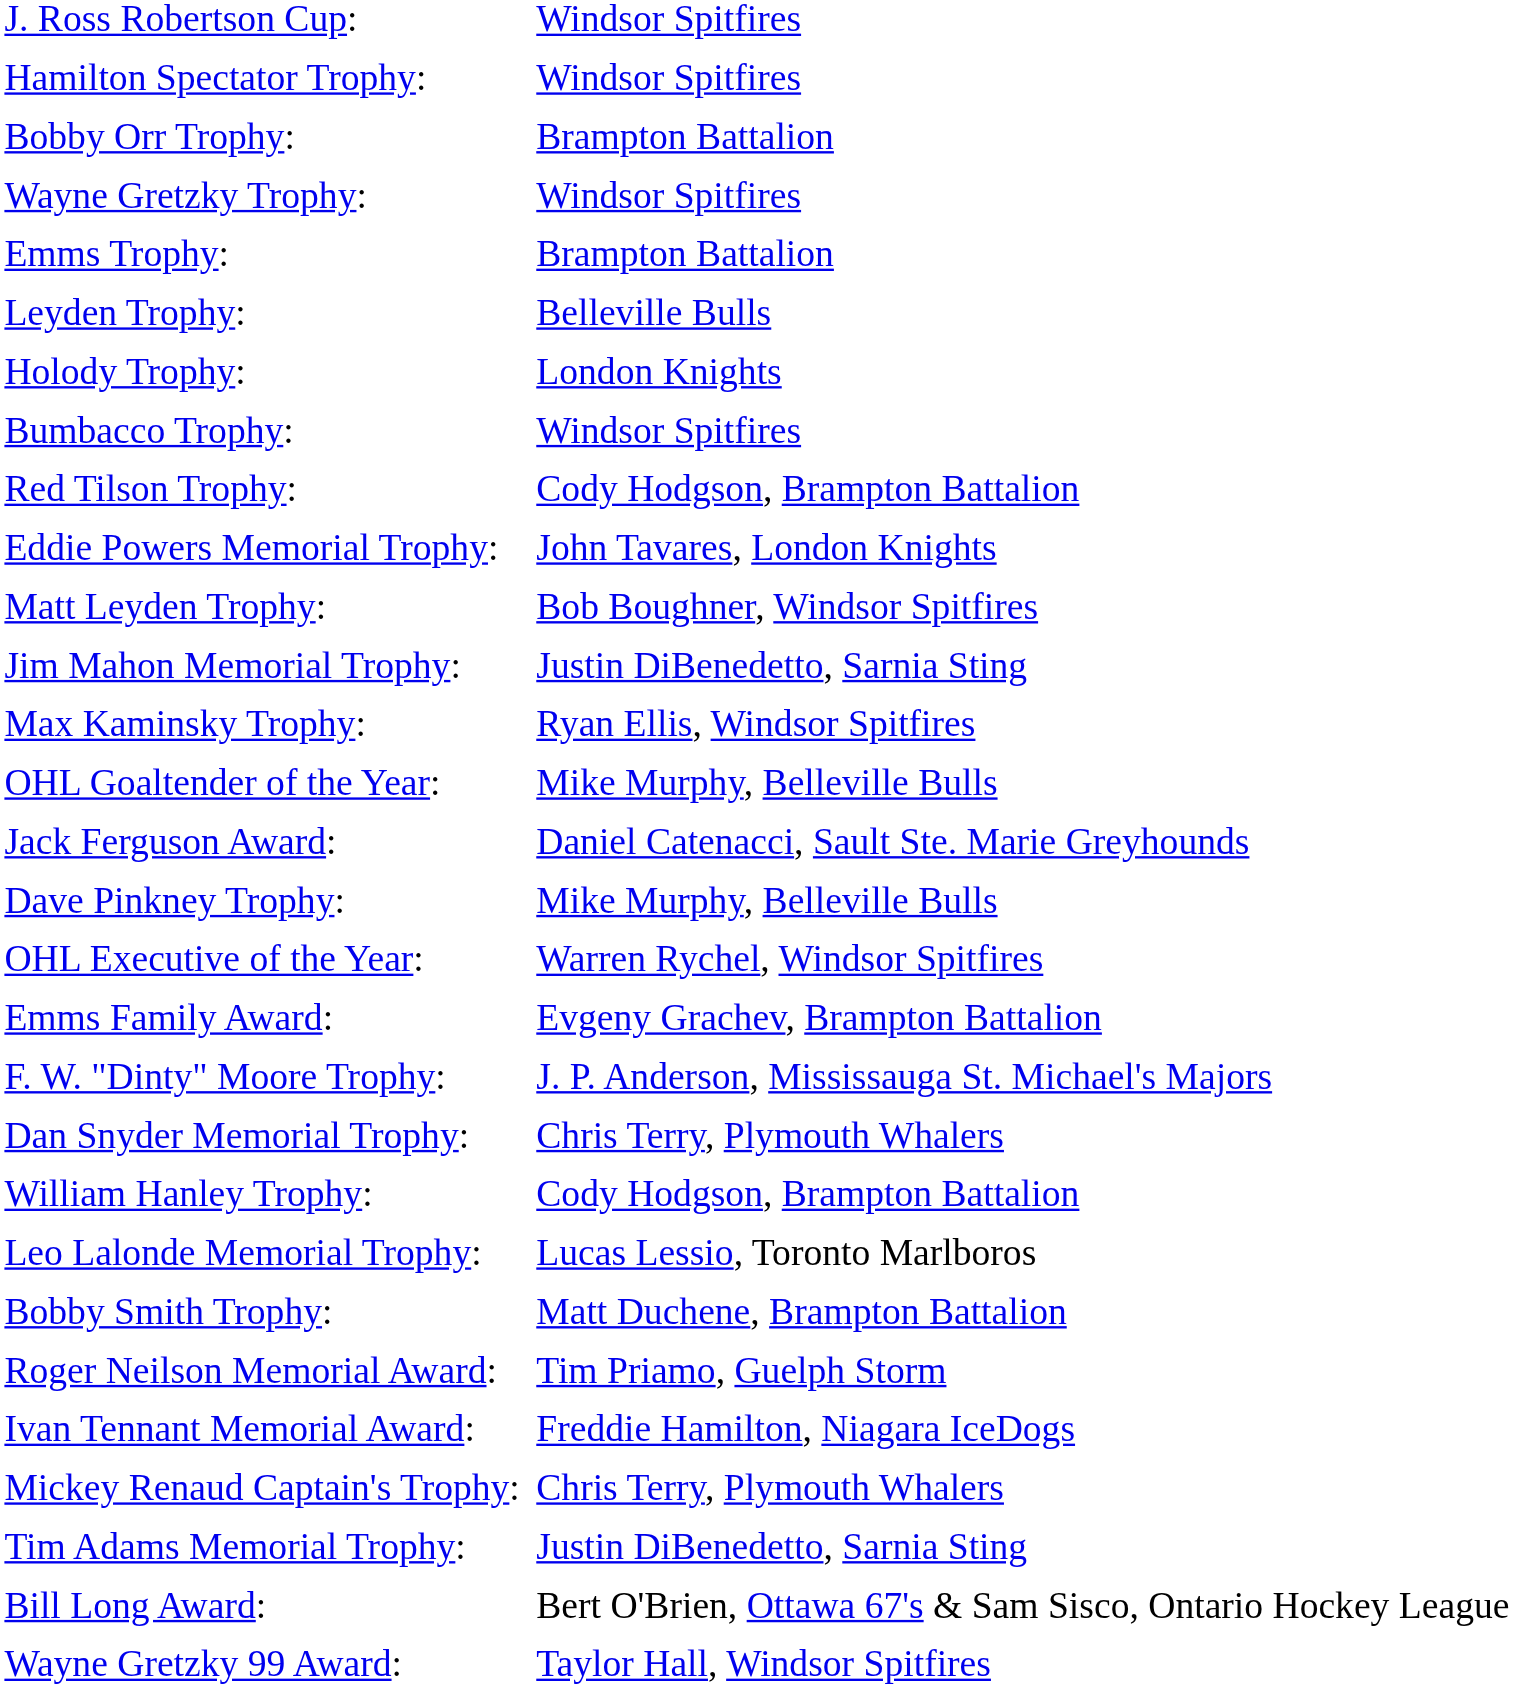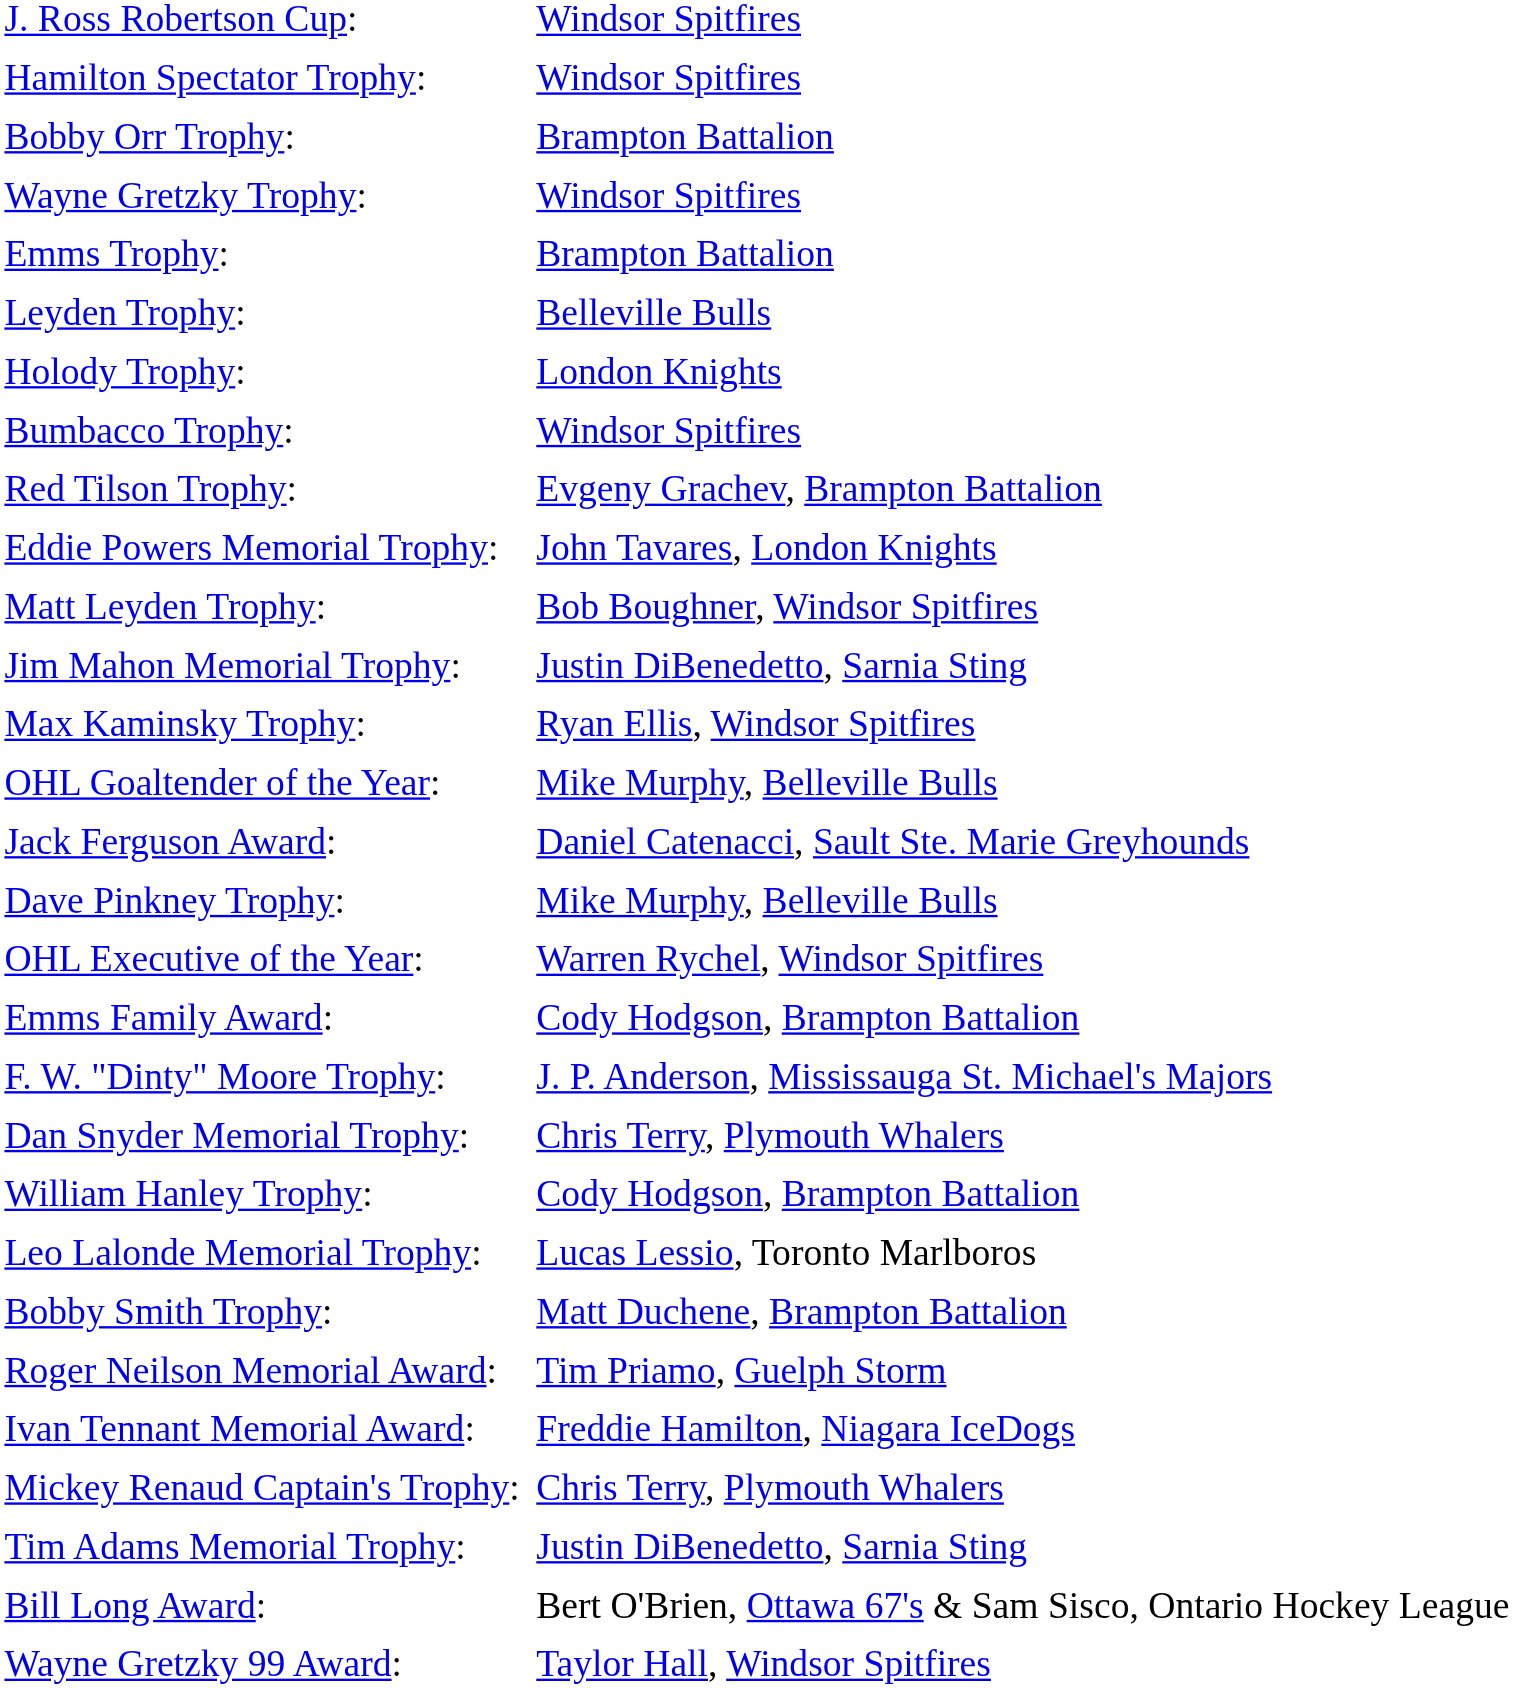(808, 488) Cody Hodgson, Brampton Battalion -> (819, 488) Evgeny Grachev, Brampton Battalion
(819, 1017) Evgeny Grachev, Brampton Battalion -> (808, 1017) Cody Hodgson, Brampton Battalion
